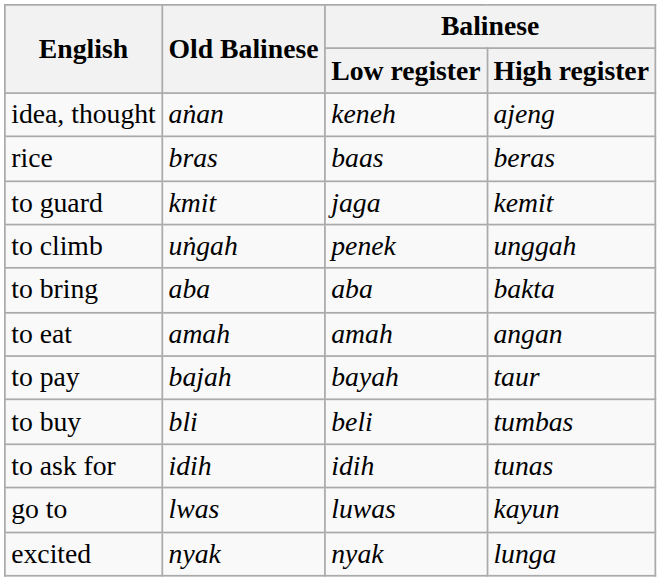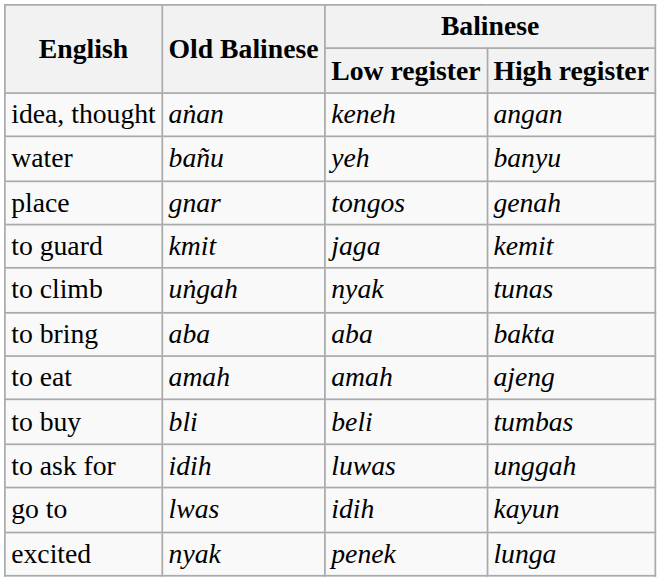(524, 114) ajeng -> (528, 114) angan
+ row: (42, 158)
- row: (32, 158)
+ row: (40, 202)
(364, 245) penek -> (357, 289) nyak
(535, 245) unggah -> (523, 289) tunas
(528, 333) angan -> (524, 377) ajeng
- row: (45, 377)
(353, 465) idih -> (364, 465) luwas
(523, 465) tunas -> (535, 465) unggah
(364, 509) luwas -> (353, 509) idih
(357, 553) nyak -> (364, 553) penek
